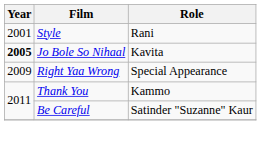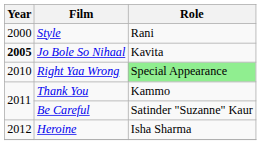(19, 33) 2001 -> (19, 33) 2000
(19, 71) 2009 -> (19, 71) 2010
(179, 71) no background -> (179, 71) lightgreen background
+ row: (57, 129)
